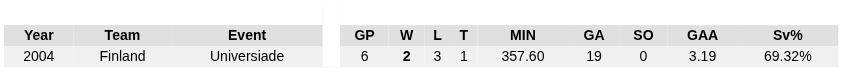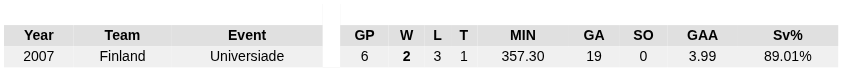(39, 56) 2004 -> (39, 56) 2007
(523, 56) 357.60 -> (523, 56) 357.30
(703, 56) 3.19 -> (703, 56) 3.99
(788, 56) 69.32% -> (788, 56) 89.01%
